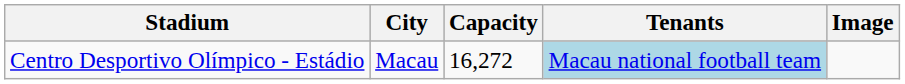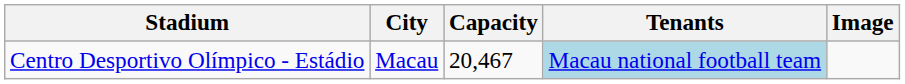(481, 59) 16,272 -> (481, 59) 20,467
